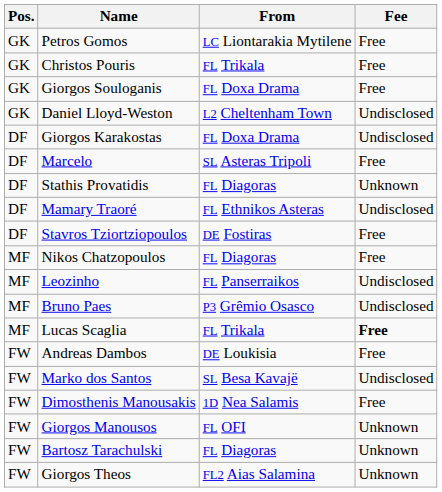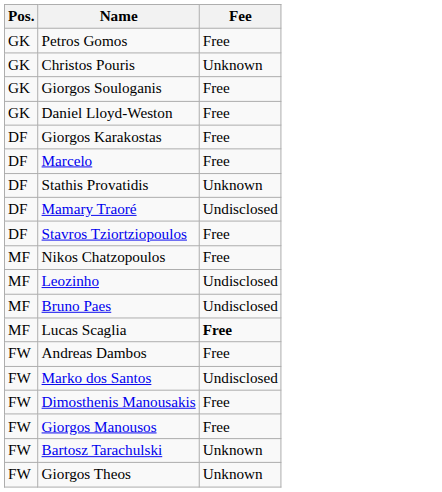- column: (277, 16)
(372, 64) Free -> (233, 64) Unknown
(396, 112) Undisclosed -> (216, 112) Free
(396, 137) Undisclosed -> (216, 137) Free
(388, 426) Unknown -> (216, 426) Free
